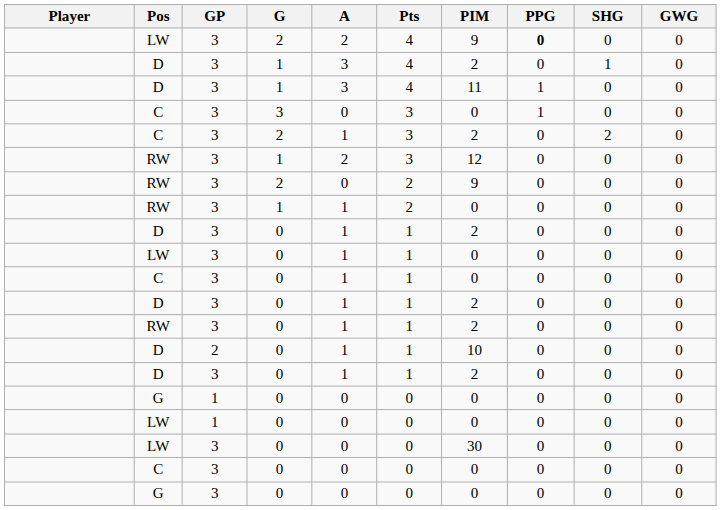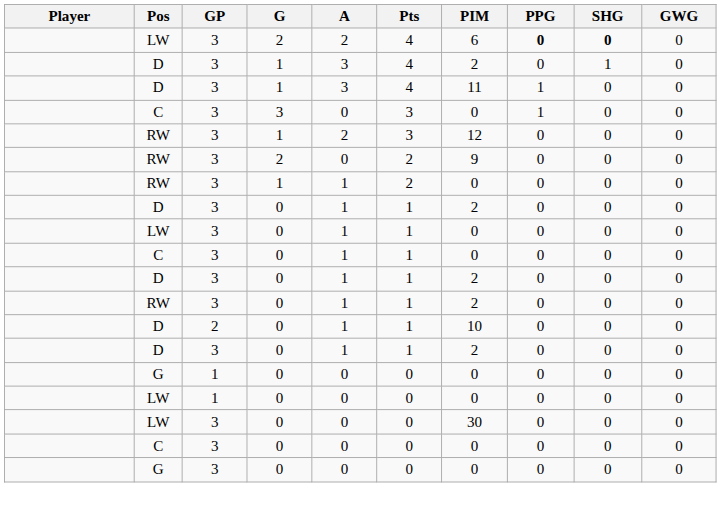(475, 40) 9 -> (475, 40) 6
(608, 40) normal -> (608, 40) bold
- row: (158, 135)
